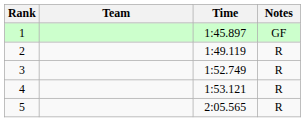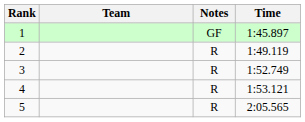columns swapped: (225, 13) <-> (279, 13)
